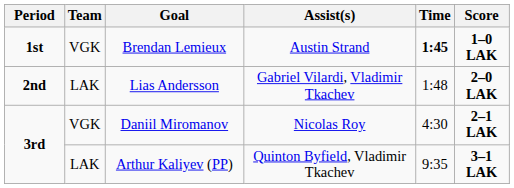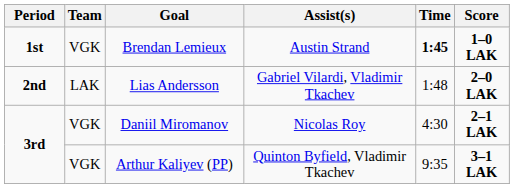(85, 163) LAK -> (85, 163) VGK
